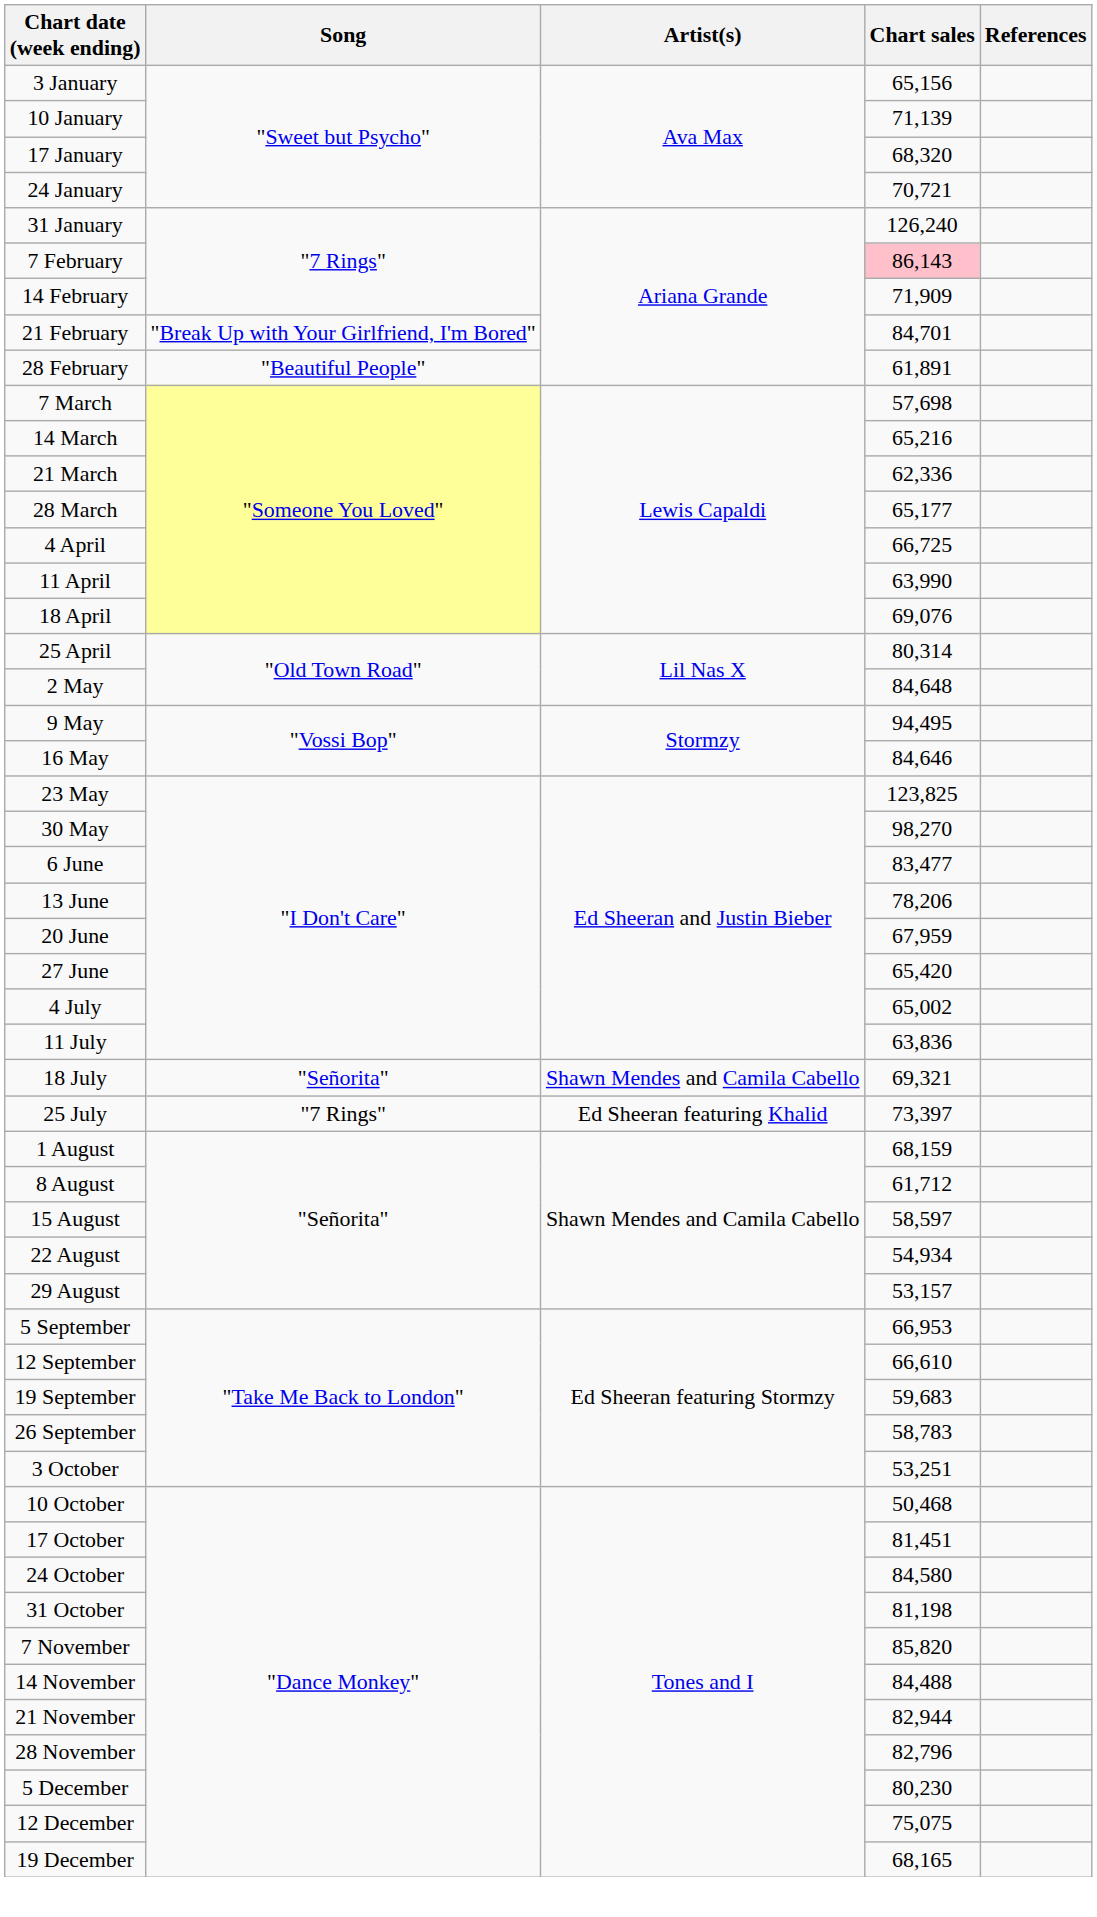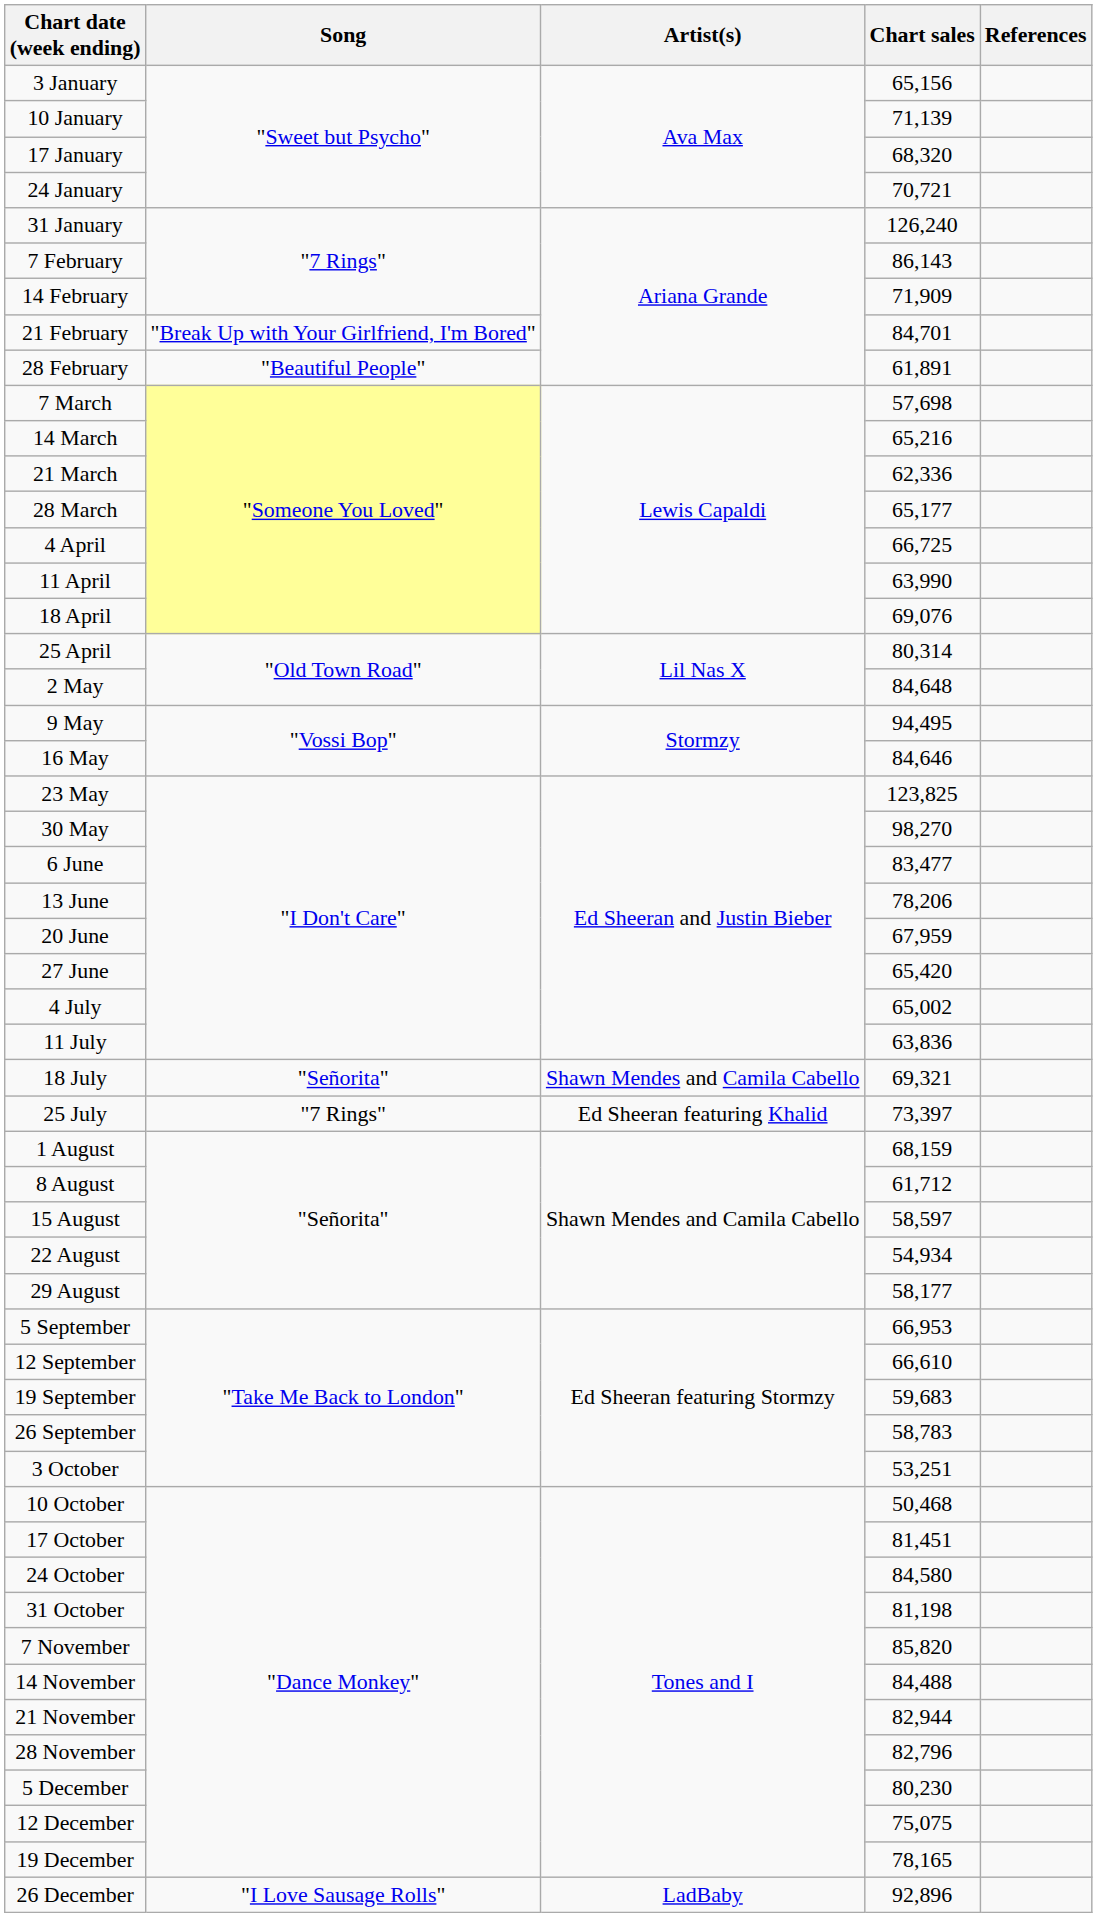(922, 260) pink background -> (922, 260) no background
(922, 1290) 53,157 -> (922, 1290) 58,177
(922, 1858) 68,165 -> (922, 1858) 78,165
+ row: (75, 1893)
